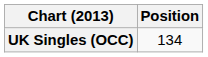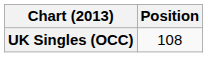(170, 39) 134 -> (170, 39) 108
